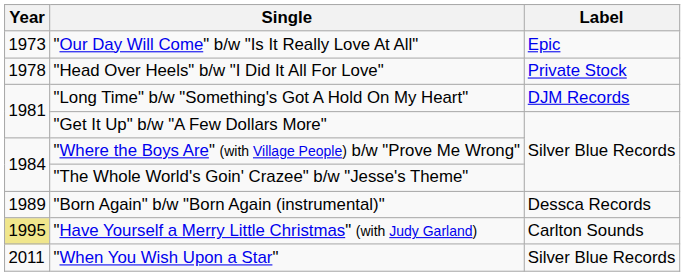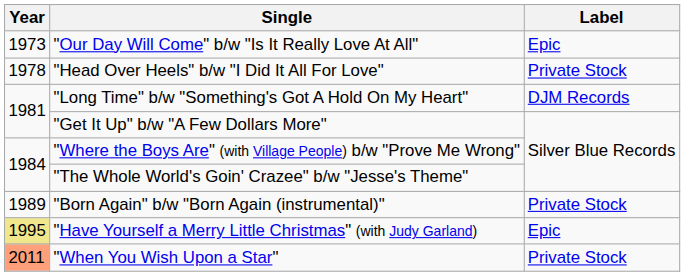(589, 204) Dessca Records -> (577, 204) Private Stock
(586, 230) Carlton Sounds -> (544, 230) Epic
(26, 257) no background -> (26, 257) lightsalmon background
(602, 257) Silver Blue Records -> (577, 257) Private Stock
